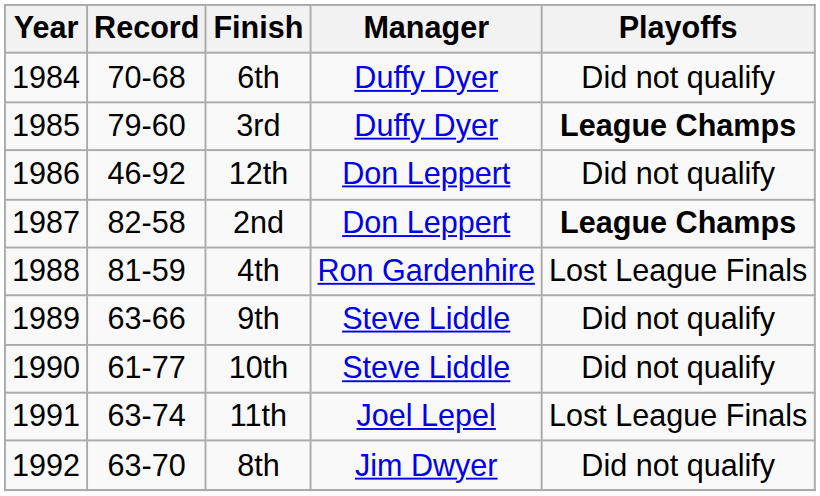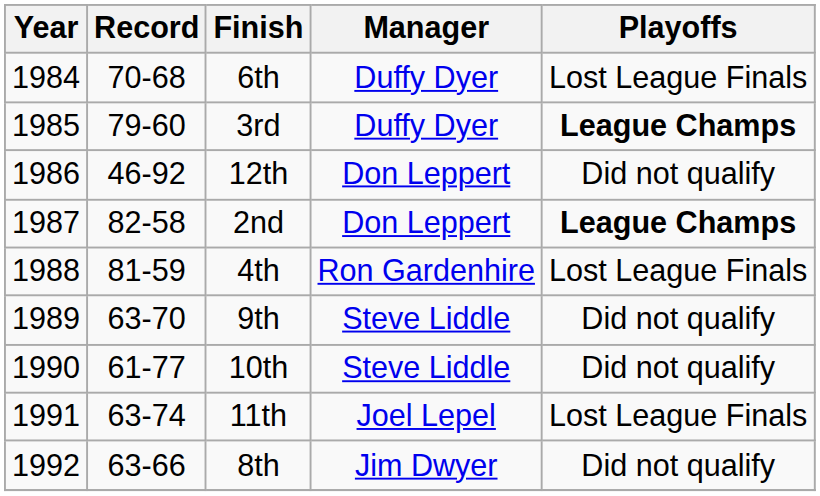(678, 77) Did not qualify -> (678, 77) Lost League Finals
(147, 319) 63-66 -> (147, 319) 63-70
(147, 464) 63-70 -> (147, 464) 63-66
